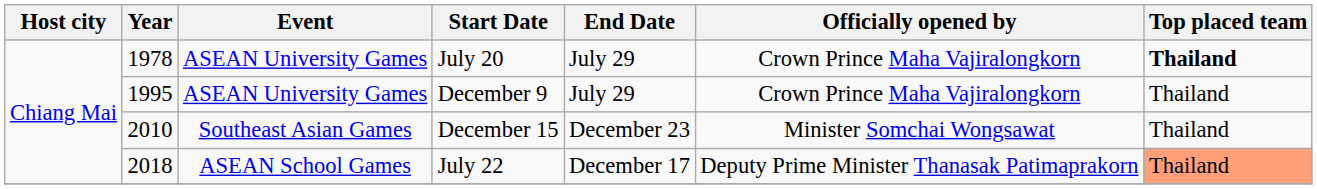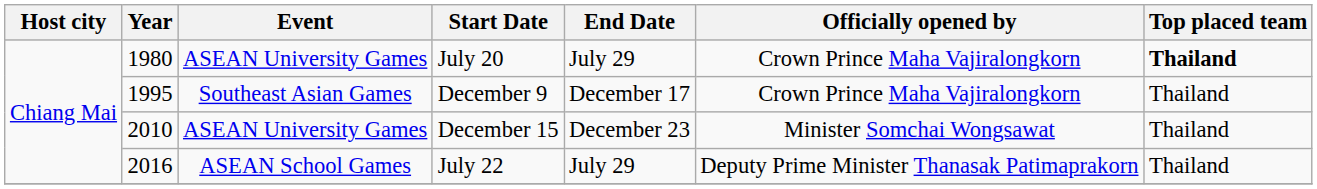(150, 58) 1978 -> (150, 58) 1980
(305, 93) ASEAN University Games -> (305, 93) Southeast Asian Games
(602, 93) July 29 -> (629, 93) December 17
(305, 129) Southeast Asian Games -> (305, 129) ASEAN University Games
(150, 165) 2018 -> (150, 165) 2016
(629, 165) December 17 -> (602, 165) July 29
(1189, 165) lightsalmon background -> (1189, 165) no background
